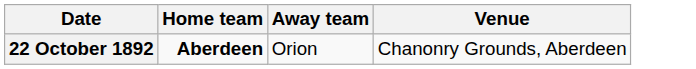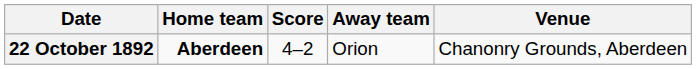+ column: (298, 19)
